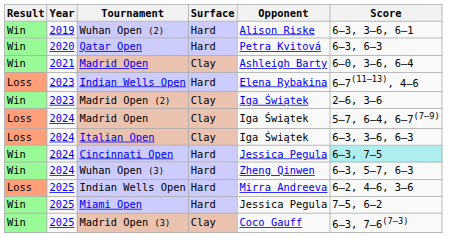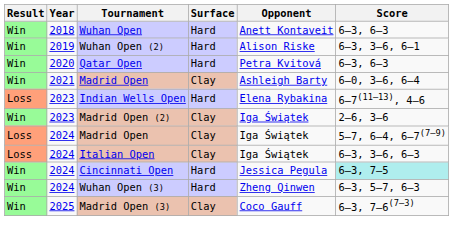+ row: (62, 30)
- row: (62, 188)
- row: (62, 205)
